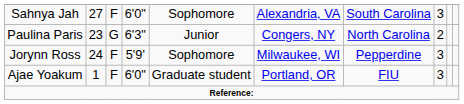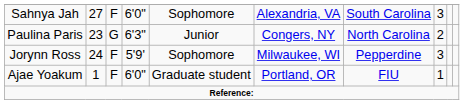(440, 75) 3 -> (440, 75) 1
